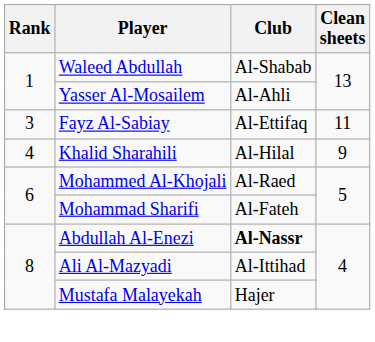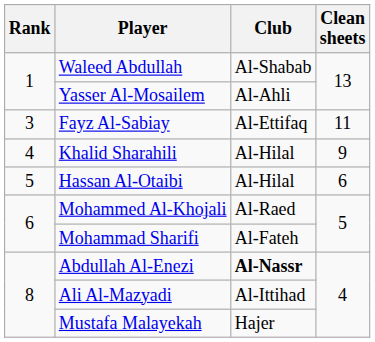+ row: (121, 180)
